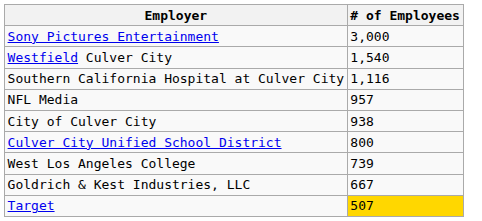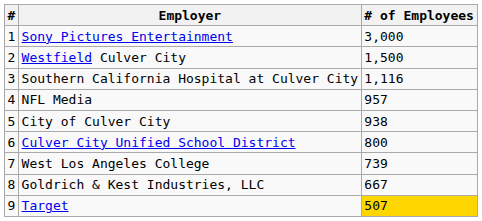+ column: (12, 15)
(370, 57) 1,540 -> (384, 57) 1,500
